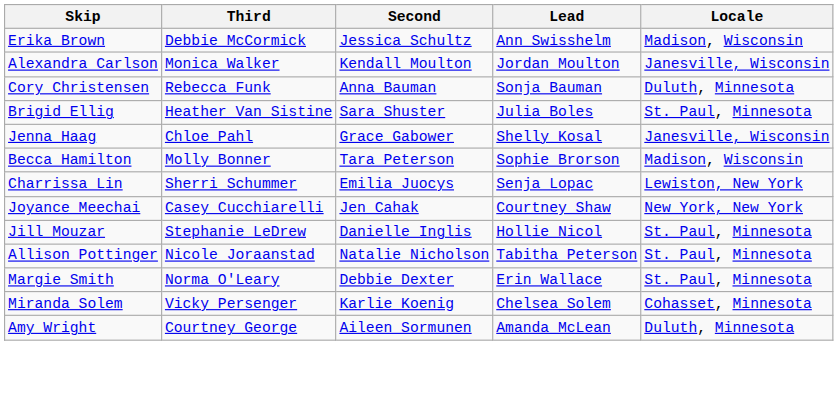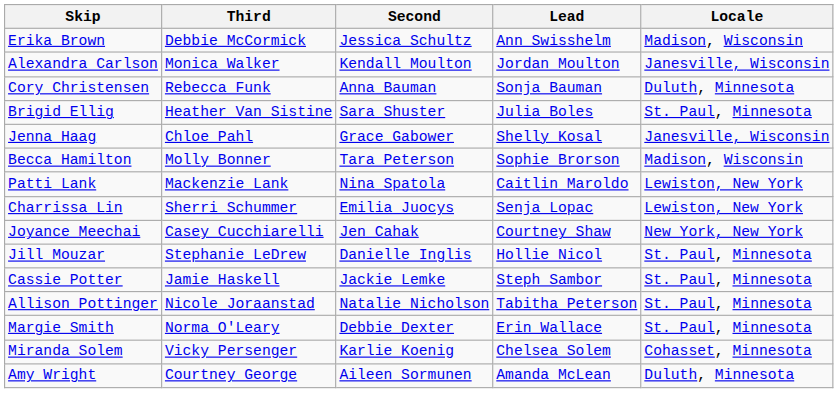+ row: (52, 184)
+ row: (65, 280)
